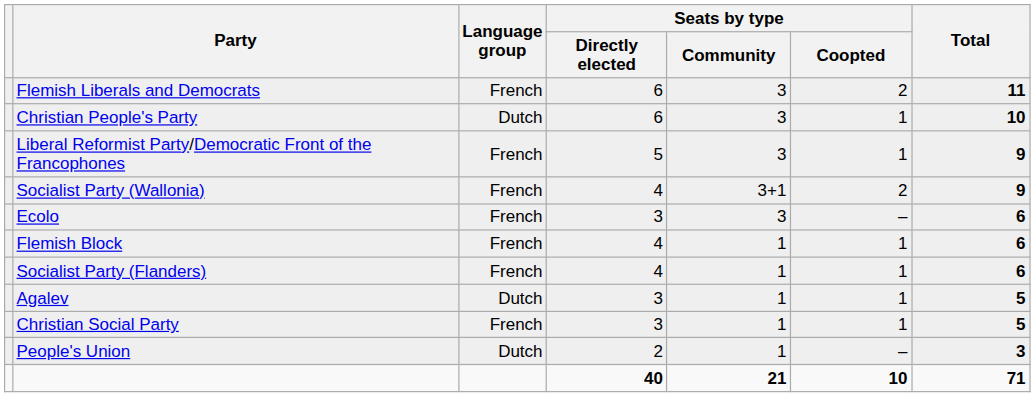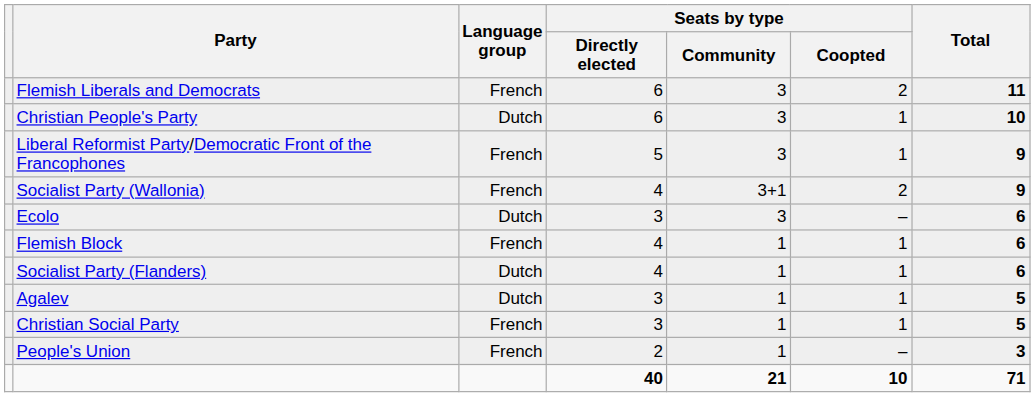(516, 217) French -> (520, 217) Dutch
(516, 271) French -> (520, 271) Dutch
(520, 351) Dutch -> (516, 351) French
